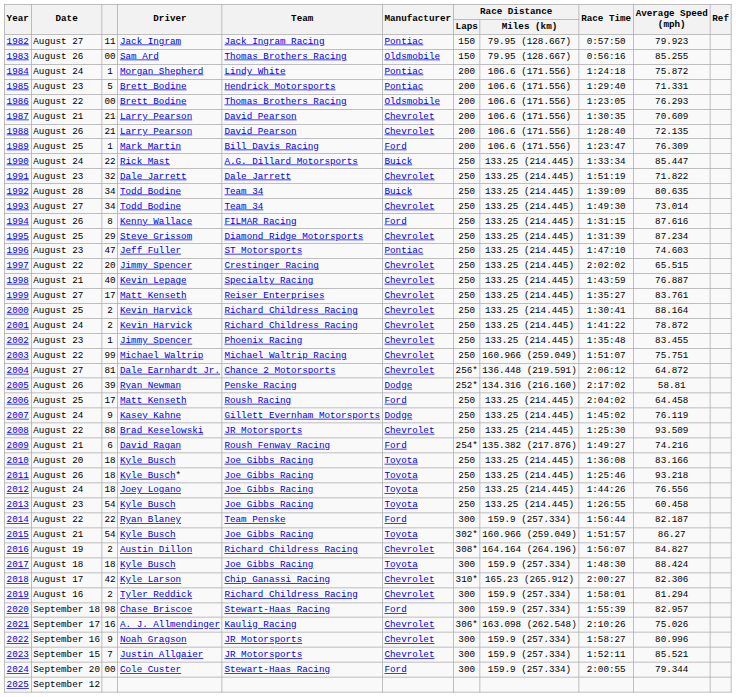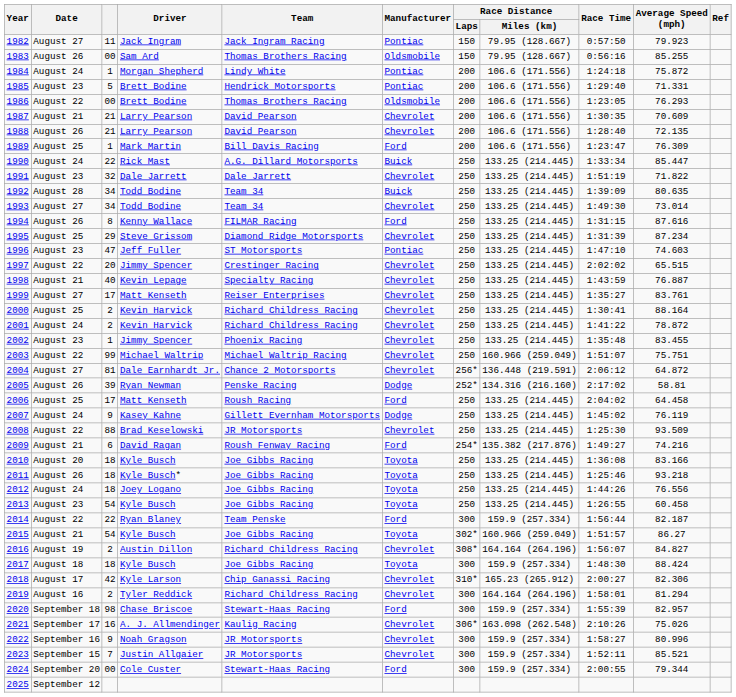(529, 595) 159.9 (257.334) -> (529, 595) 164.164 (264.196)
